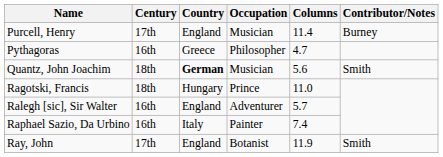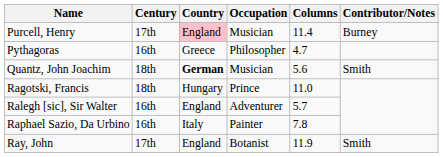(201, 32) no background -> (201, 32) pink background
(300, 124) 7.4 -> (300, 124) 7.8
